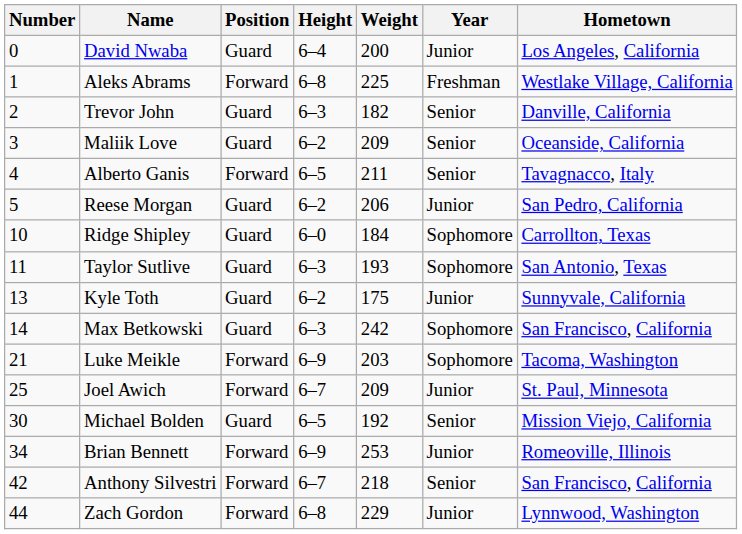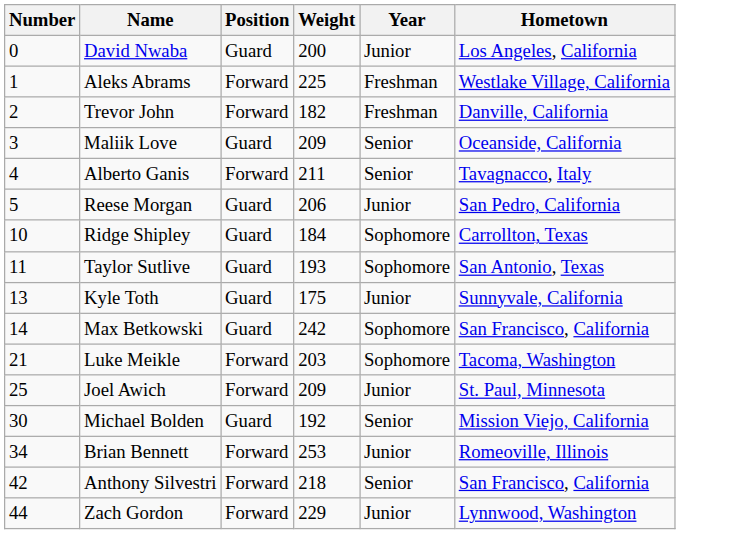- column: (325, 20)
(248, 112) Guard -> (257, 112) Forward
(451, 112) Senior -> (401, 112) Freshman
